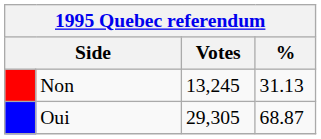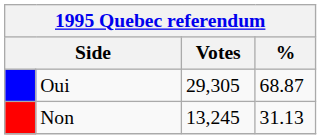rows swapped: (55, 117) <-> (57, 85)
